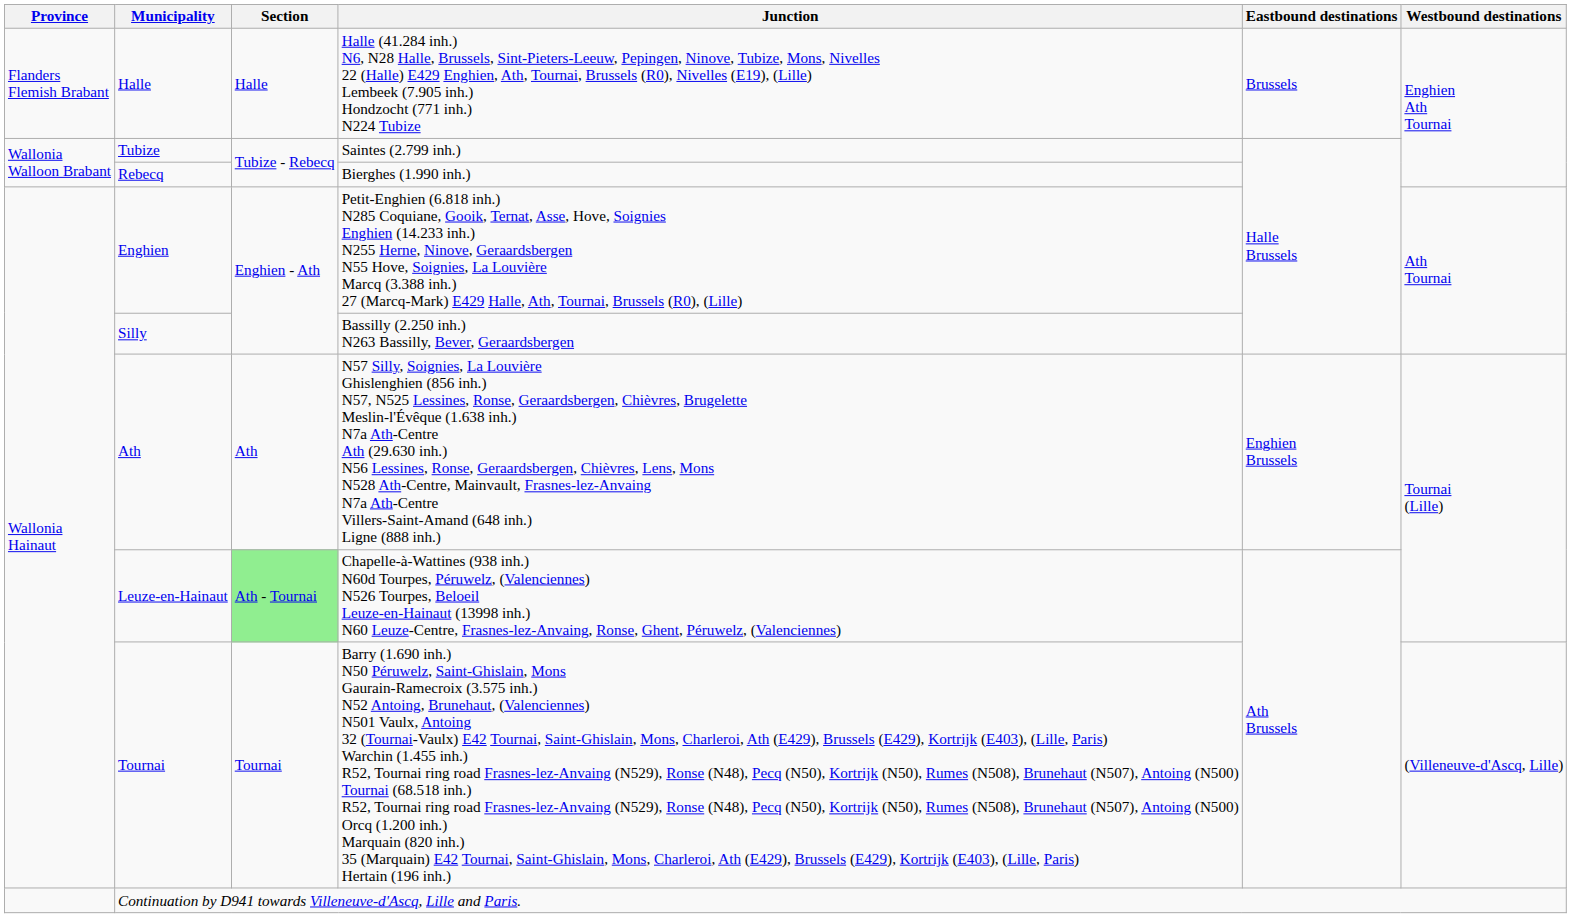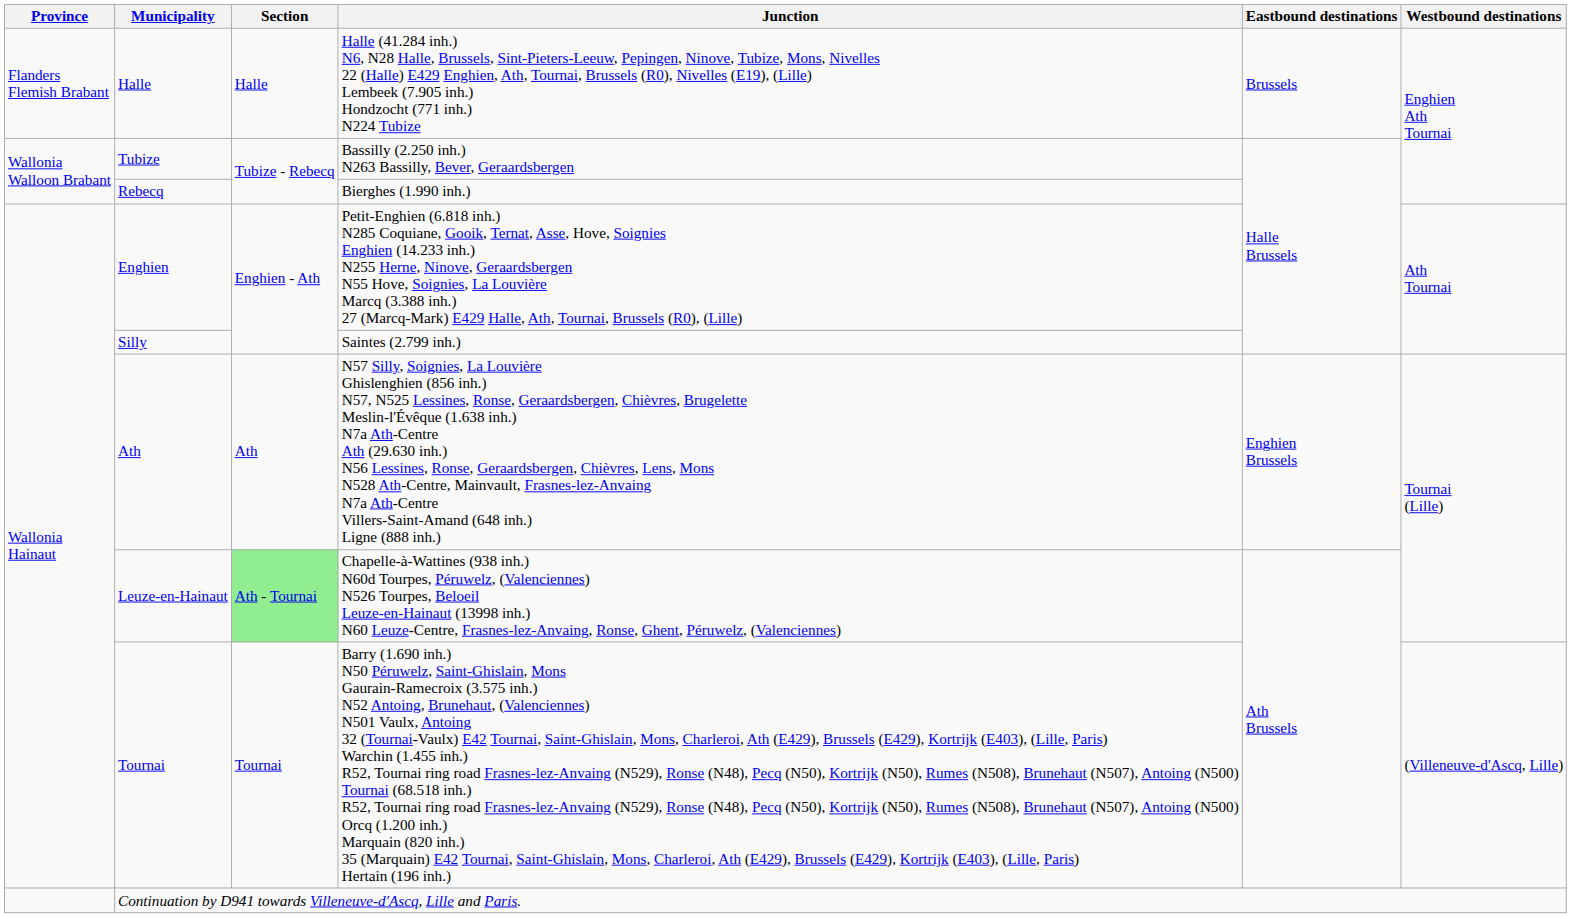(401, 150) Saintes (2.799 inh.) -> (458, 158) Bassilly (2.250 inh.) N263 Bassilly, Bever, Geraardsbergen
(458, 333) Bassilly (2.250 inh.) N263 Bassilly, Bever, Geraardsbergen -> (401, 342) Saintes (2.799 inh.)
